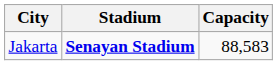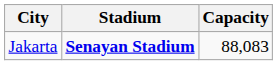(245, 45) 88,583 -> (245, 45) 88,083
